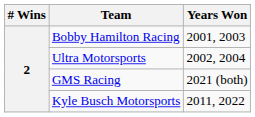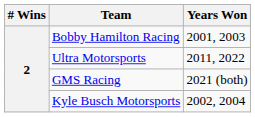(216, 58) 2002, 2004 -> (216, 58) 2011, 2022
(216, 101) 2011, 2022 -> (216, 101) 2002, 2004
